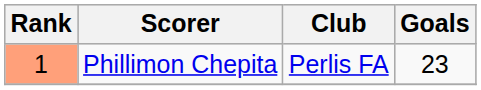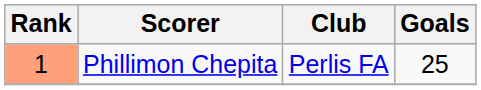(435, 63) 23 -> (435, 63) 25
